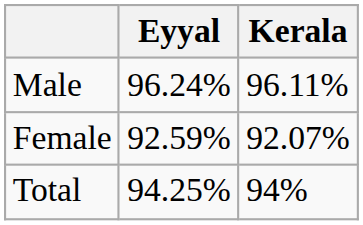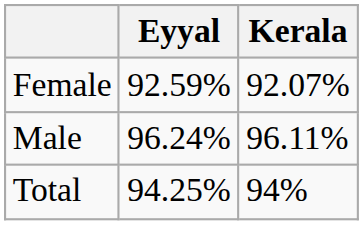rows swapped: (62, 137) <-> (47, 84)
